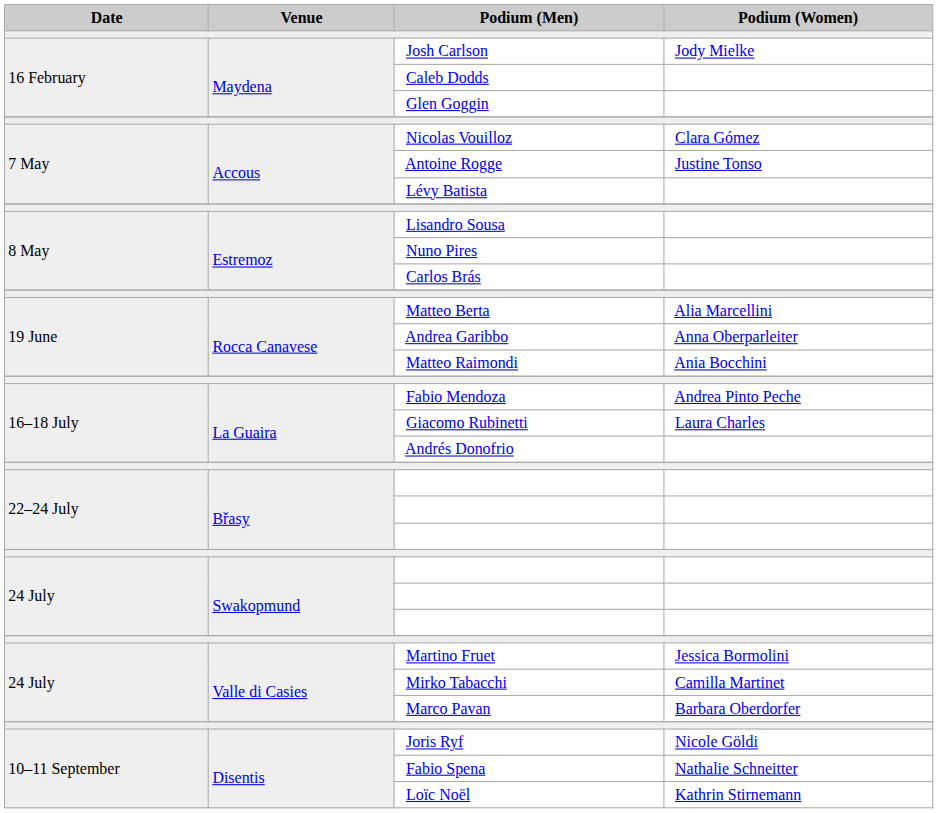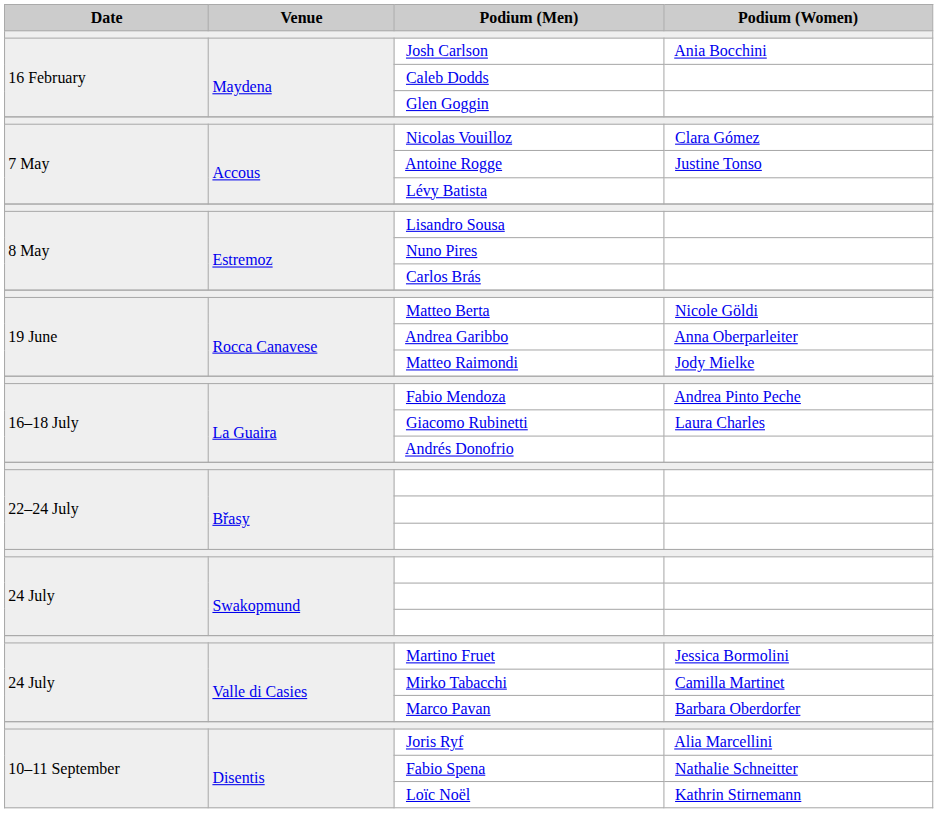(711, 51) Jody Mielke -> (717, 51) Ania Bocchini
(720, 310) Alia Marcellini -> (713, 310) Nicole Göldi
(717, 363) Ania Bocchini -> (711, 363) Jody Mielke
(713, 742) Nicole Göldi -> (720, 742) Alia Marcellini
